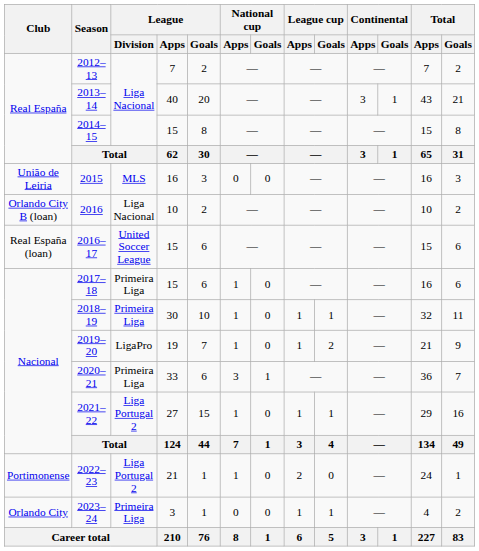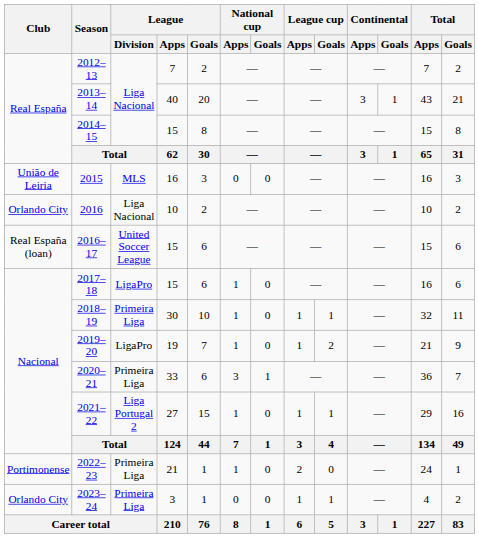(38, 209) Orlando City B (loan) -> (38, 209) Orlando City
(134, 284) Primeira Liga -> (134, 284) LigaPro
(134, 475) Liga Portugal 2 -> (134, 469) Primeira Liga
